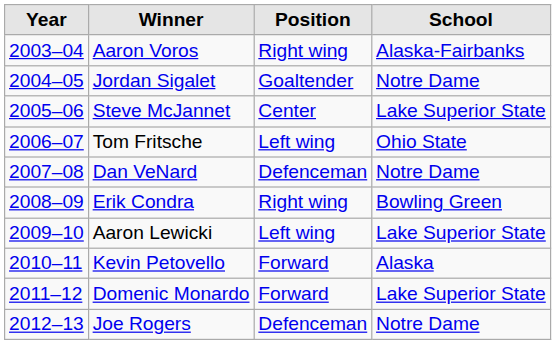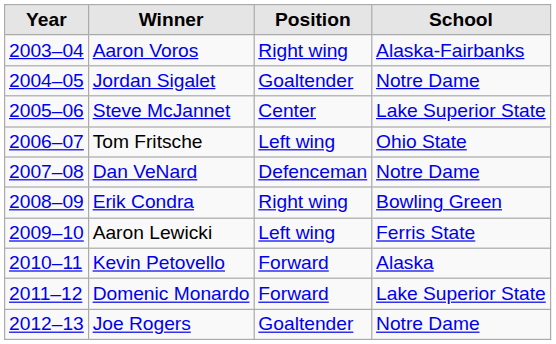(461, 232) Lake Superior State -> (426, 232) Ferris State
(313, 324) Defenceman -> (306, 324) Goaltender
